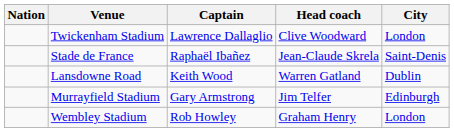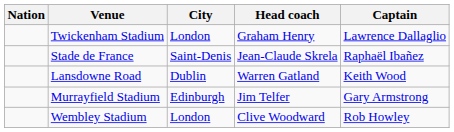columns swapped: (415, 14) <-> (221, 14)
(322, 35) Clive Woodward -> (276, 35) Graham Henry
(317, 117) Graham Henry -> (281, 117) Clive Woodward
